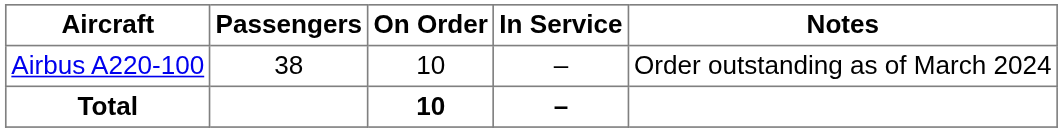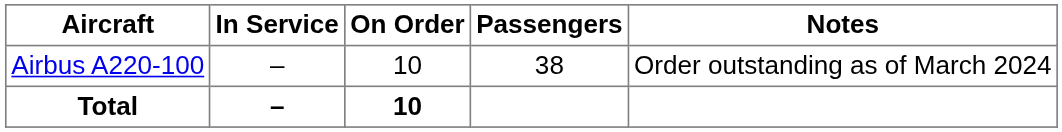columns swapped: (561, 24) <-> (289, 24)
